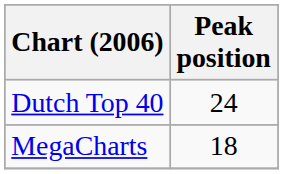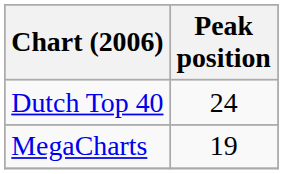(224, 146) 18 -> (224, 146) 19
